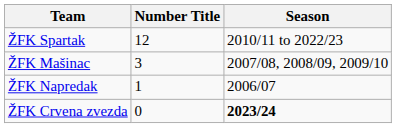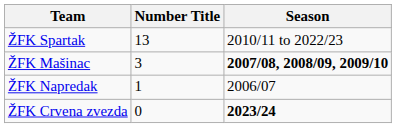(142, 39) 12 -> (142, 39) 13
(308, 63) normal -> (308, 63) bold
